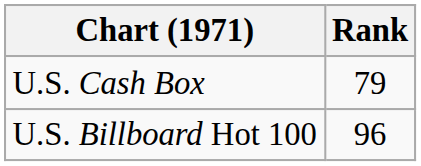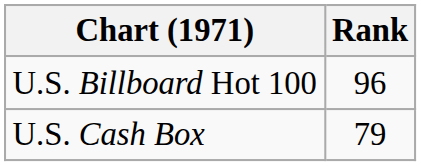rows swapped: (165, 133) <-> (109, 82)
